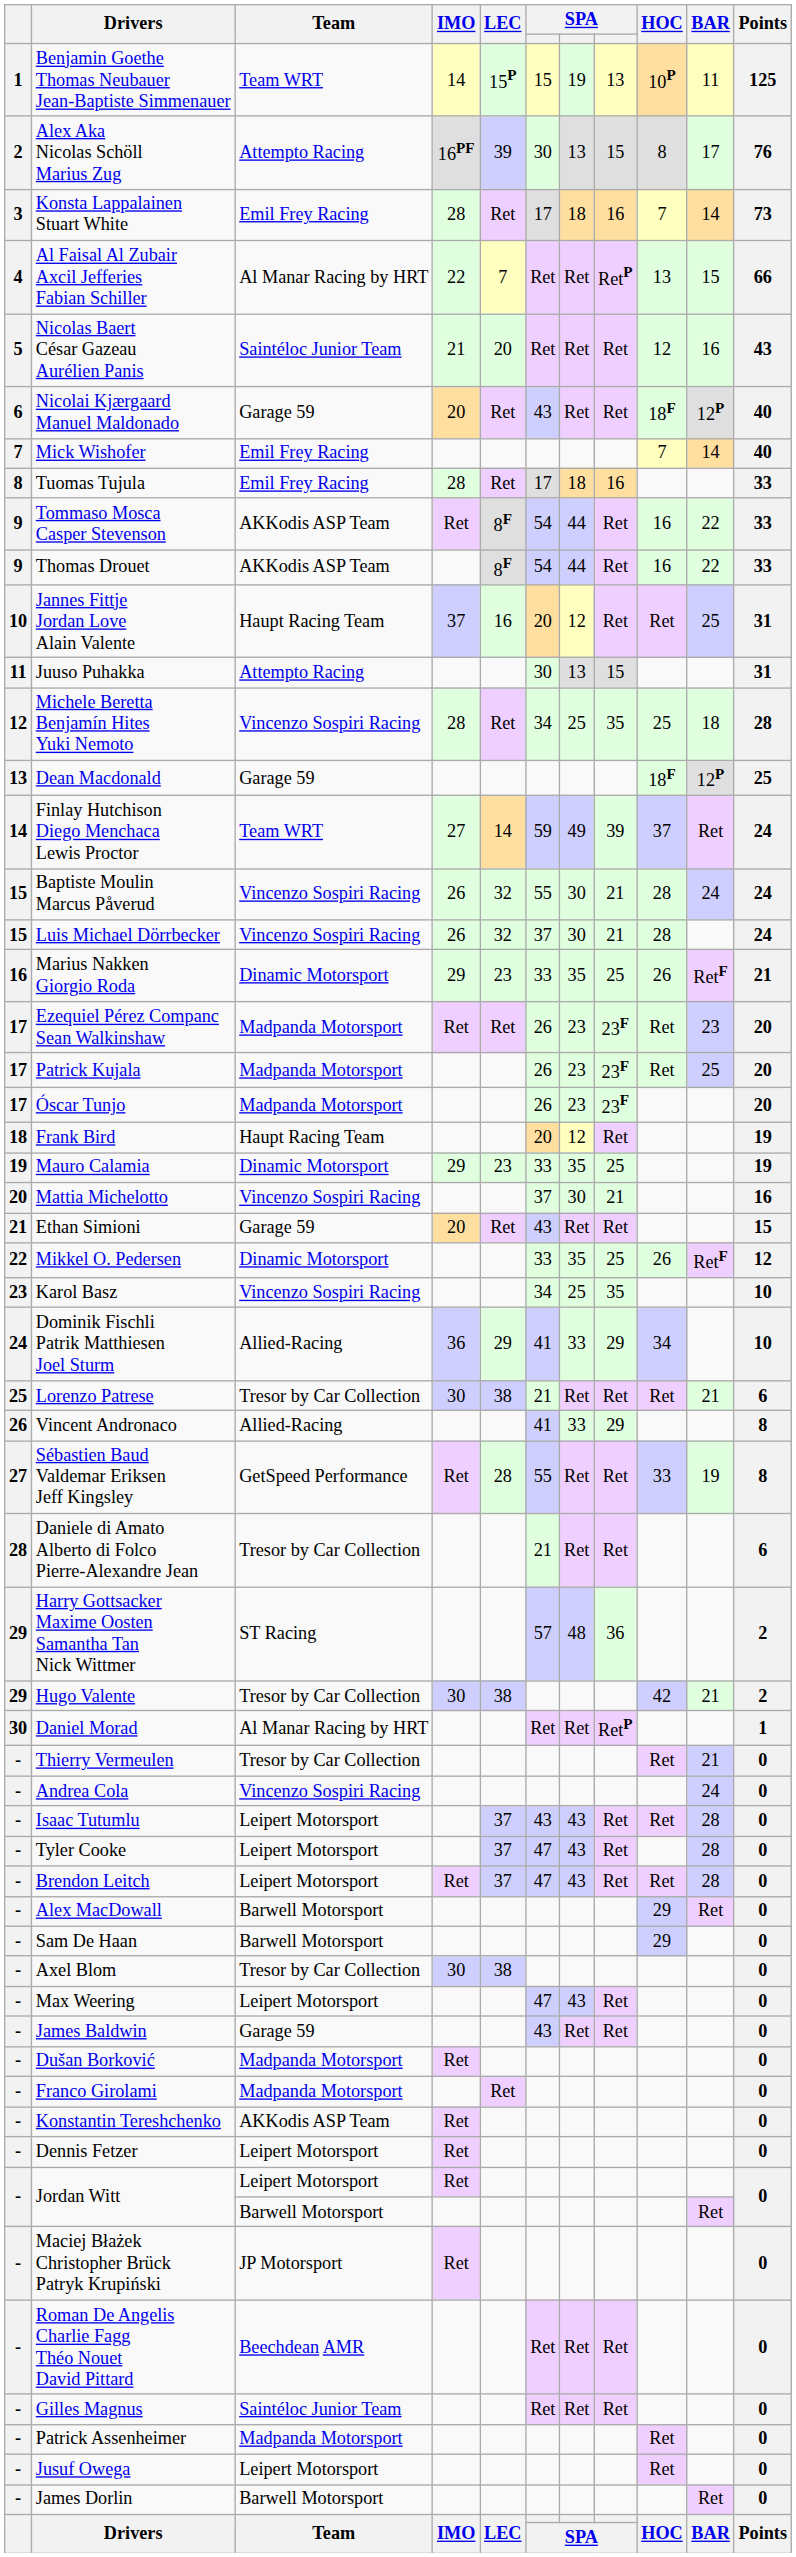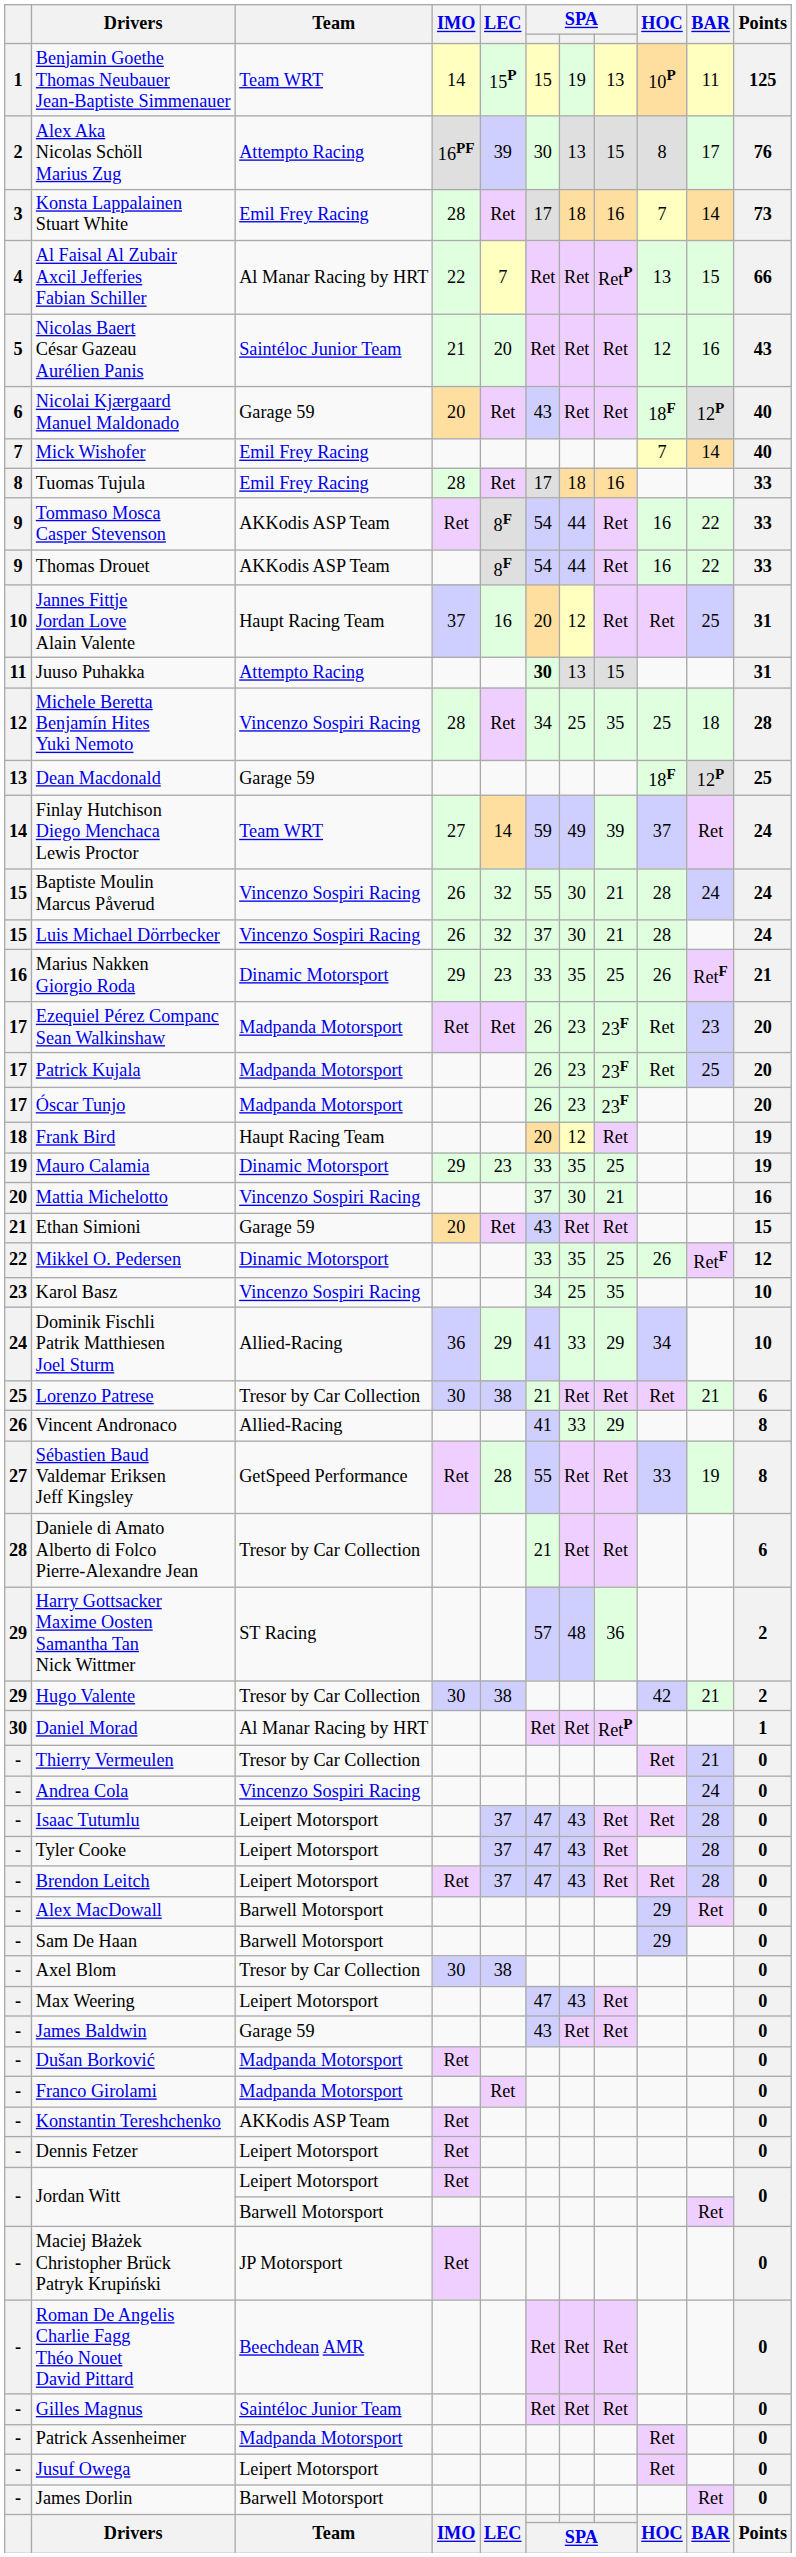(543, 672) normal -> (543, 672) bold
(543, 1820) 43 -> (543, 1820) 47
